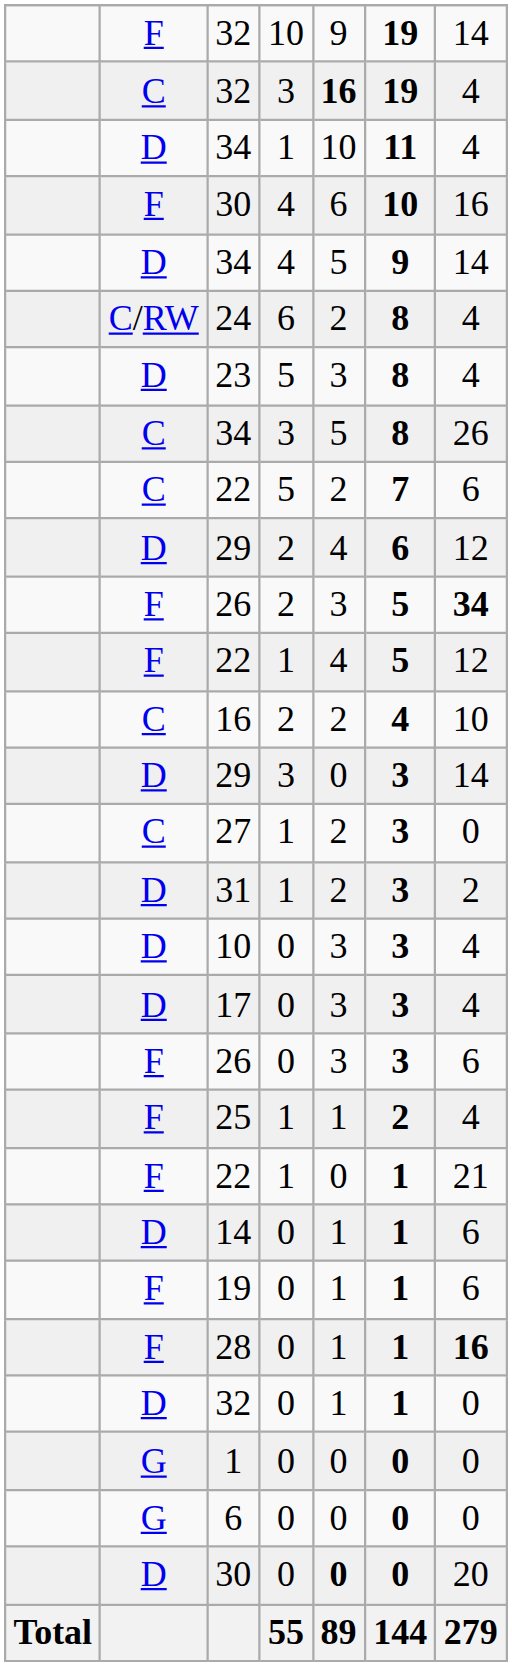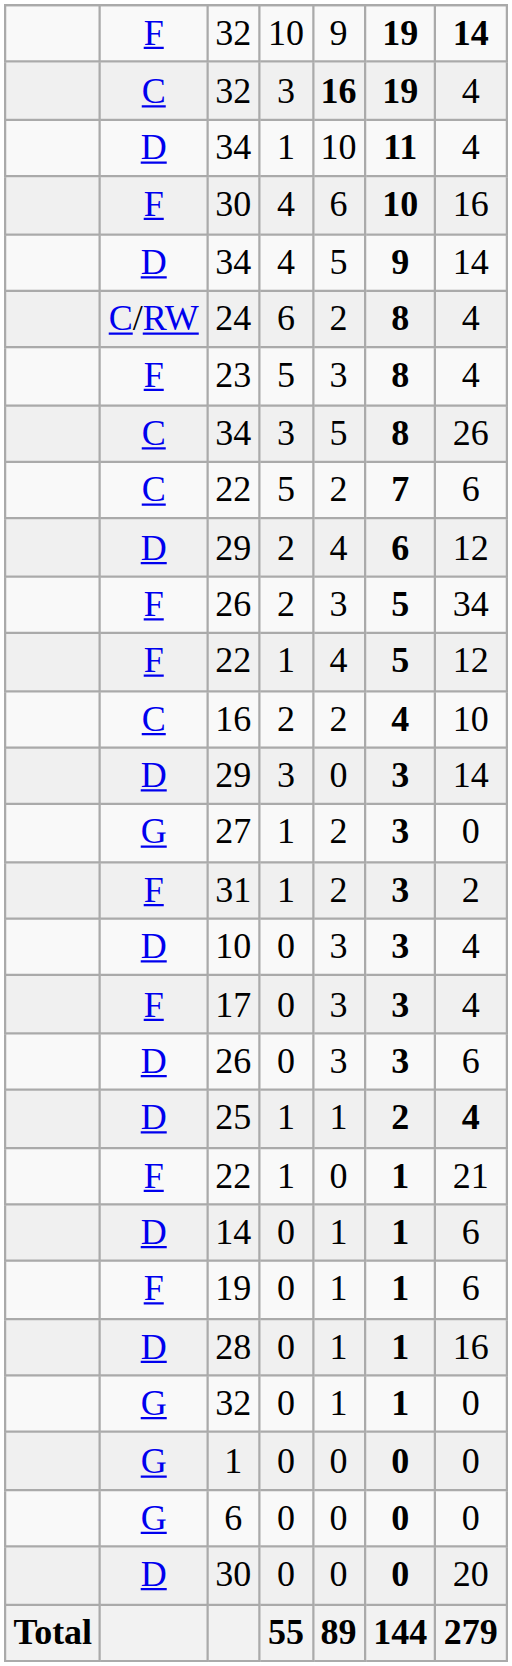(471, 33) normal -> (471, 33) bold
(154, 375) D -> (154, 375) F
(471, 603) bold -> (471, 603) normal
(154, 832) C -> (154, 832) G
(154, 889) D -> (154, 889) F
(154, 1003) D -> (154, 1003) F
(154, 1060) F -> (154, 1060) D
(154, 1117) F -> (154, 1117) D
(471, 1117) normal -> (471, 1117) bold
(154, 1346) F -> (154, 1346) D
(471, 1346) bold -> (471, 1346) normal
(154, 1403) D -> (154, 1403) G
(339, 1574) bold -> (339, 1574) normal
